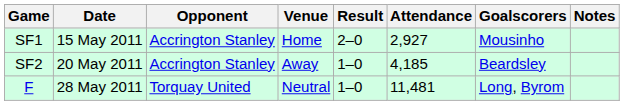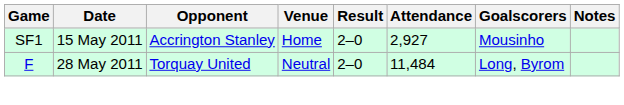- row: (29, 64)
(350, 87) 1–0 -> (350, 64) 2–0
(413, 87) 11,481 -> (413, 64) 11,484
